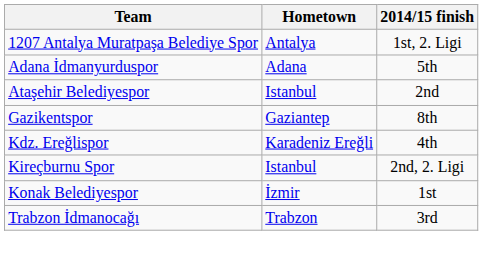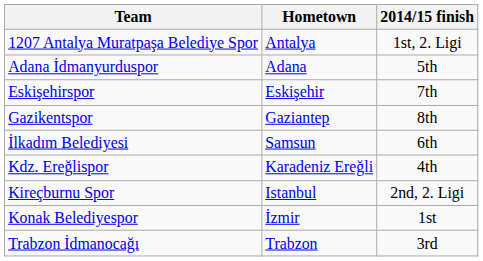- row: (79, 92)
+ row: (51, 92)
+ row: (68, 142)
